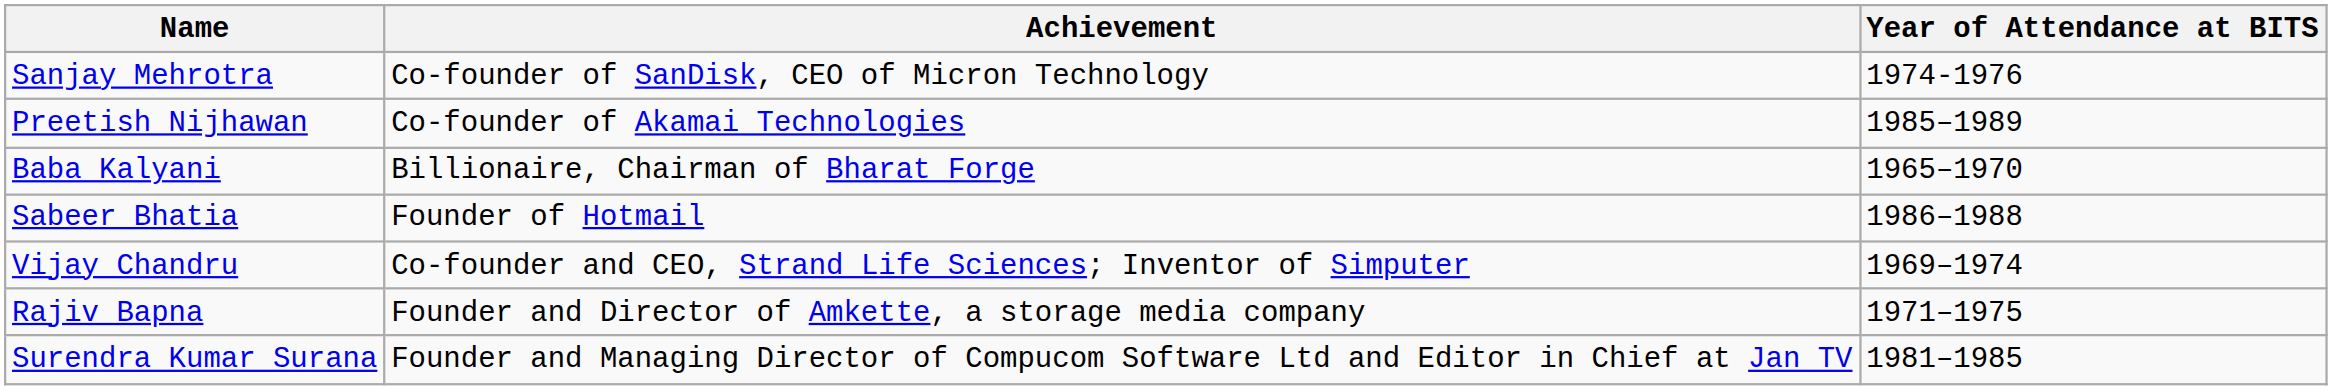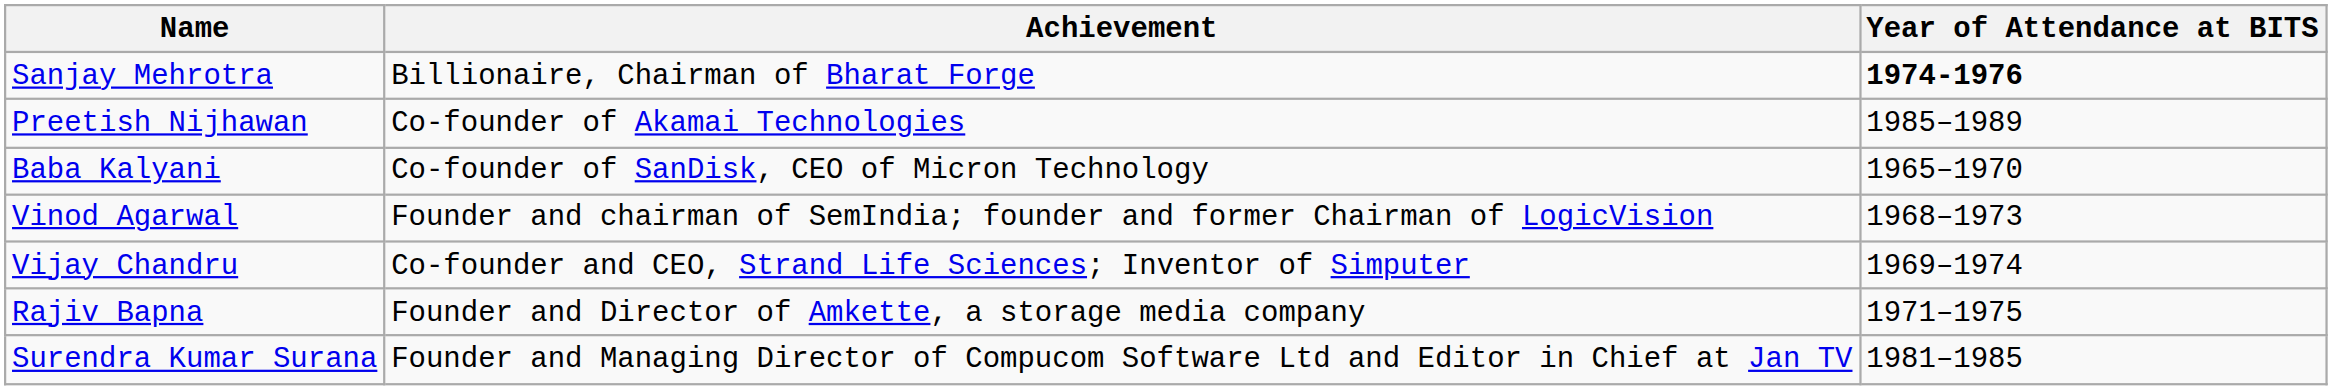(800, 76) Co-founder of SanDisk, CEO of Micron Technology -> (713, 76) Billionaire, Chairman of Bharat Forge
(1945, 76) normal -> (1945, 76) bold
(713, 170) Billionaire, Chairman of Bharat Forge -> (800, 170) Co-founder of SanDisk, CEO of Micron Technology
- row: (125, 218)
+ row: (125, 218)
